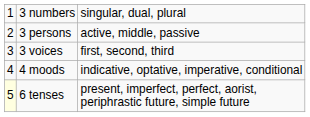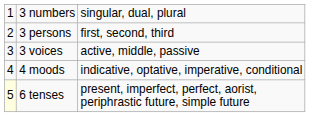(140, 32) active, middle, passive -> (127, 32) first, second, third
(127, 51) first, second, third -> (140, 51) active, middle, passive
